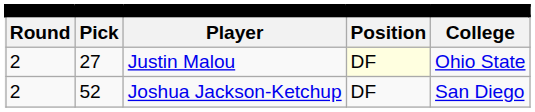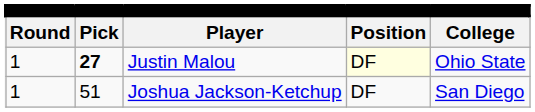(15, 62) 2 -> (15, 62) 1
(90, 62) normal -> (90, 62) bold
(15, 92) 2 -> (15, 92) 1
(90, 92) 52 -> (90, 92) 51
